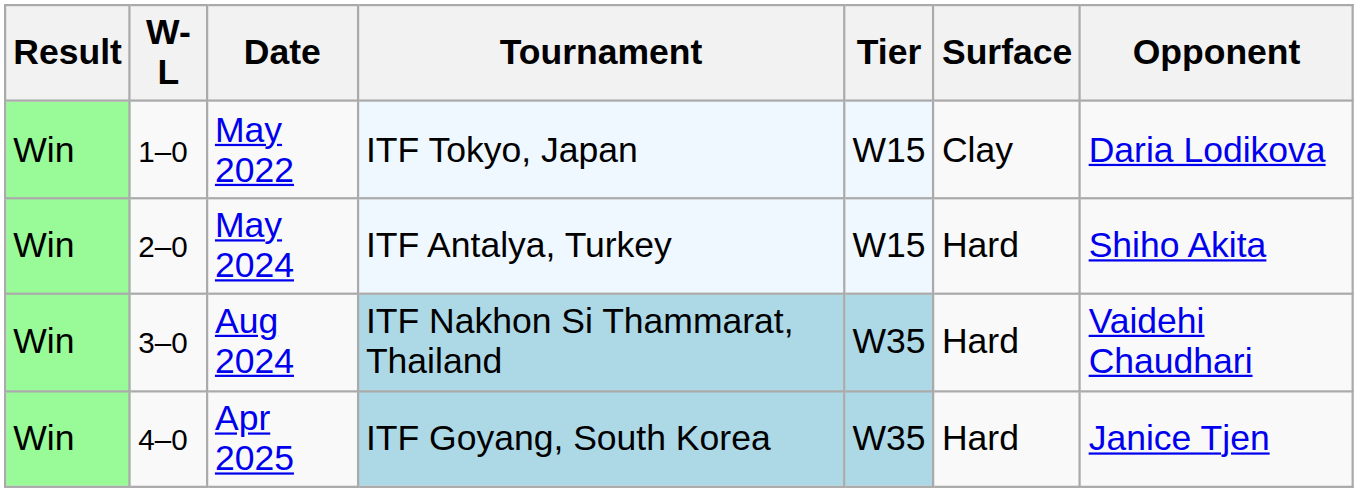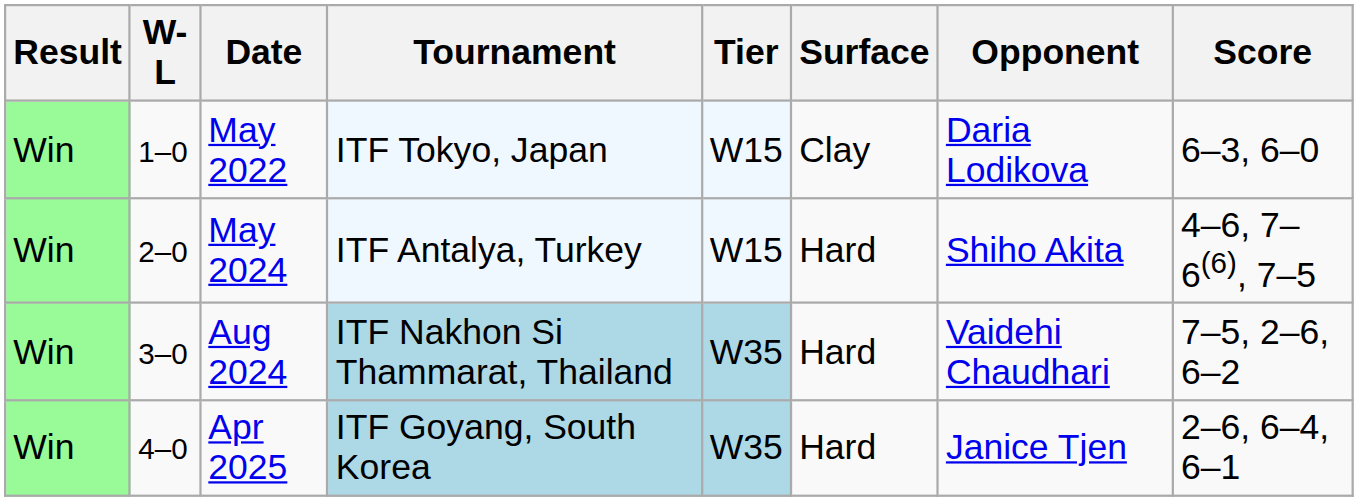+ column: (1263, 52)
